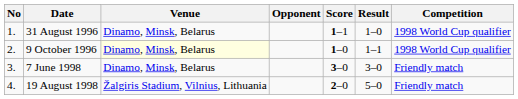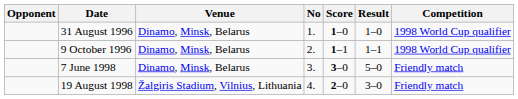columns swapped: (14, 13) <-> (296, 13)
(339, 31) 1–1 -> (339, 31) 1–0
(159, 49) lightyellow background -> (194, 49) no background
(339, 49) 1–0 -> (339, 49) 1–1
(374, 67) 3–0 -> (374, 67) 5–0
(374, 85) 5–0 -> (374, 85) 3–0
